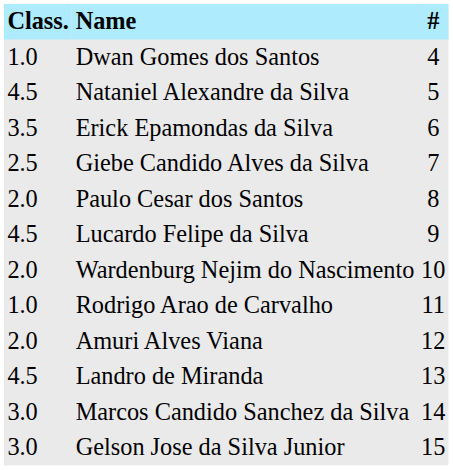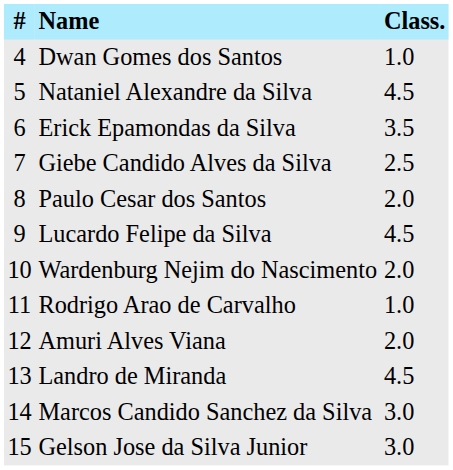columns swapped: (433, 21) <-> (38, 21)
